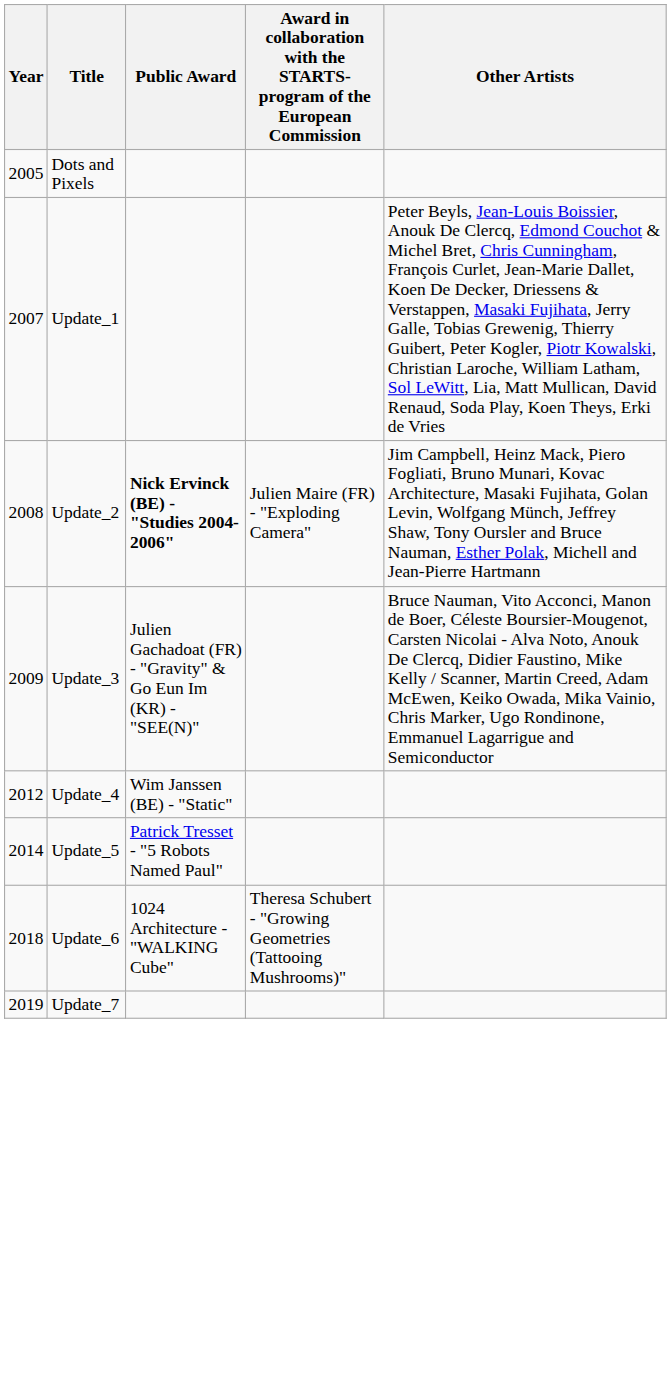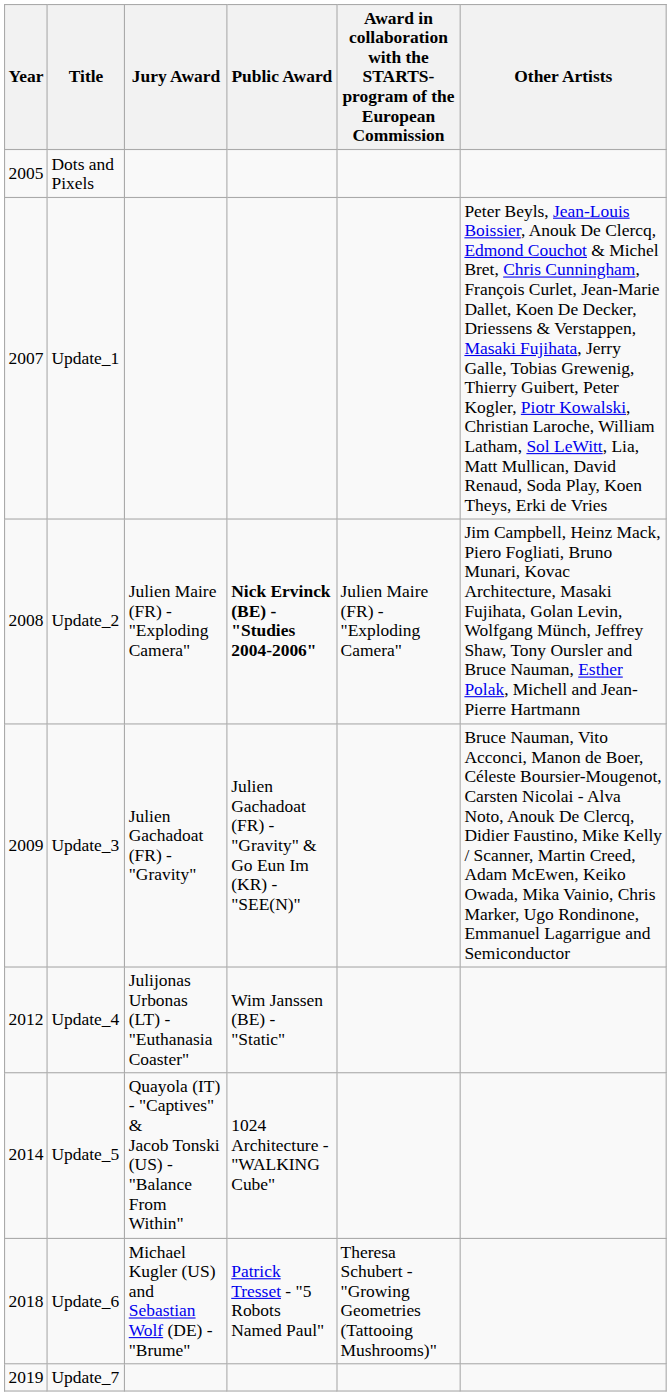+ column: (176, 77)
(182, 851) Patrick Tresset - "5 Robots Named Paul" -> (280, 1155) 1024 Architecture - "WALKING Cube"
(179, 937) 1024 Architecture - "WALKING Cube" -> (278, 1300) Patrick Tresset - "5 Robots Named Paul"
